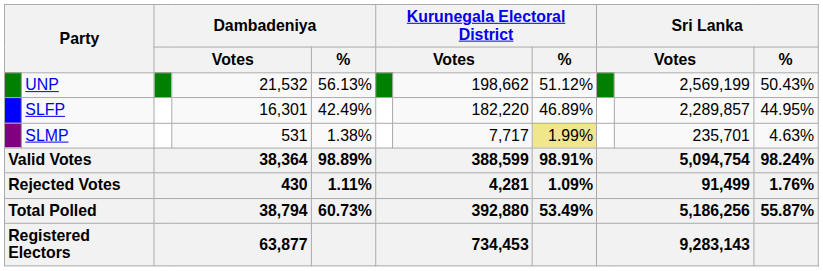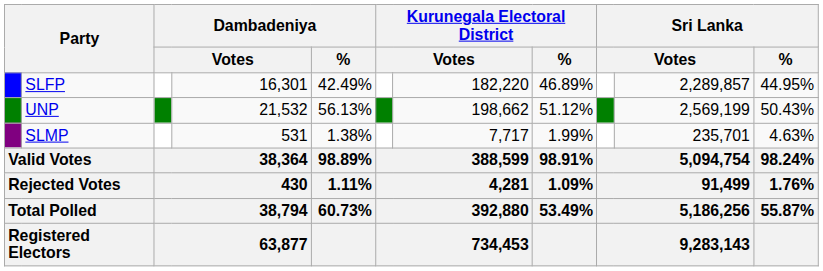rows swapped: (42, 85) <-> (45, 110)
(571, 135) khaki background -> (571, 135) no background
